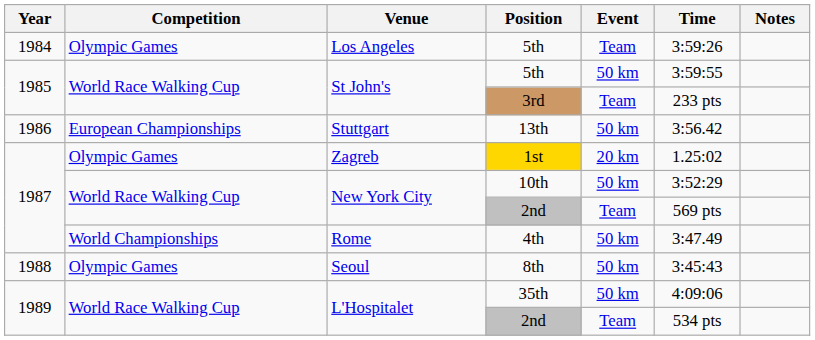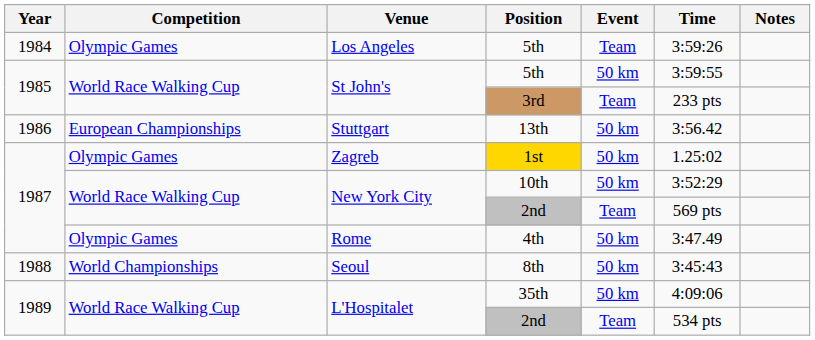(618, 156) 20 km -> (618, 156) 50 km
(143, 239) World Championships -> (123, 239) Olympic Games
(123, 266) Olympic Games -> (143, 266) World Championships
